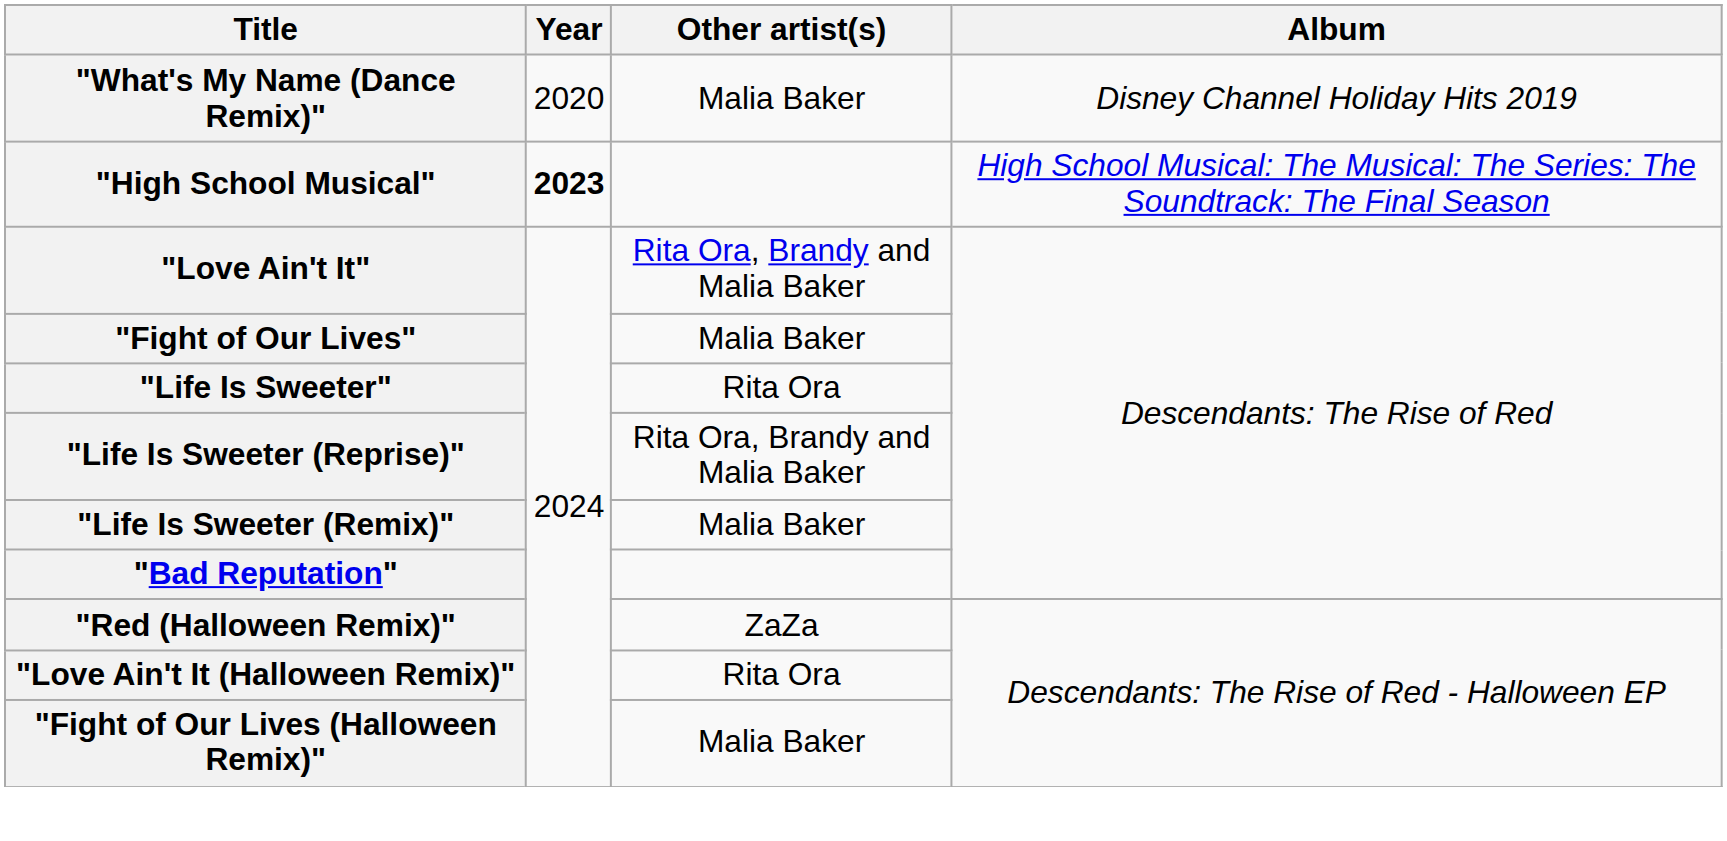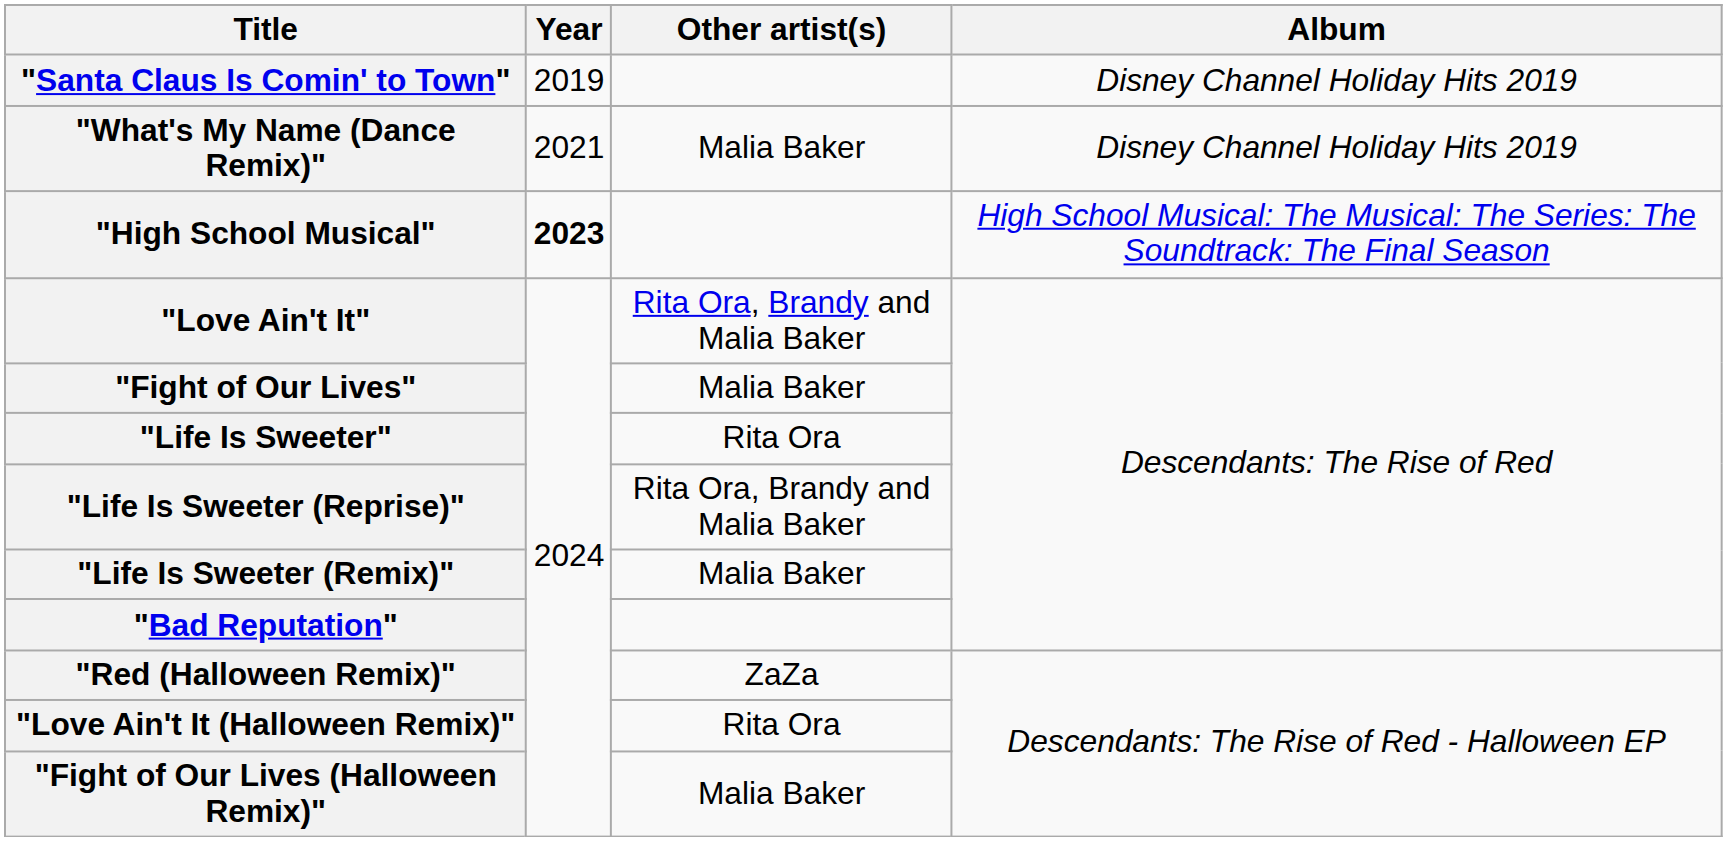+ row: (266, 79)
(569, 97) 2020 -> (569, 147) 2021
